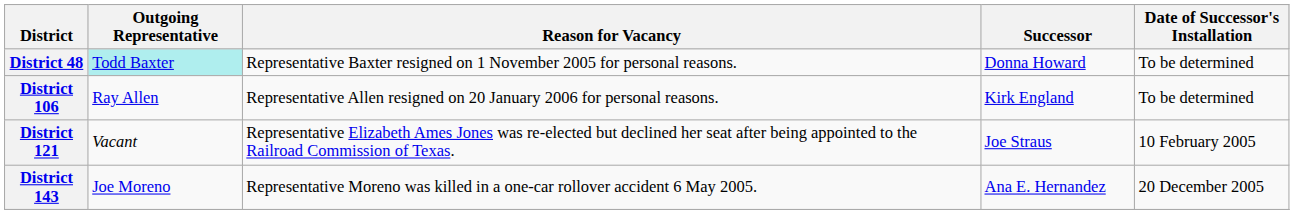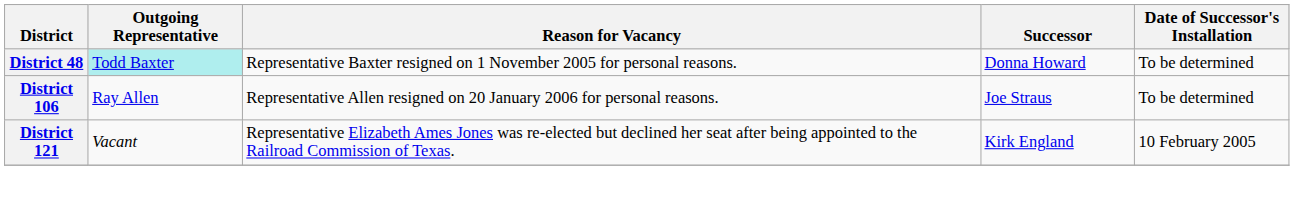(1029, 97) Kirk England -> (1018, 97) Joe Straus
(1018, 142) Joe Straus -> (1029, 142) Kirk England
- row: (46, 187)
